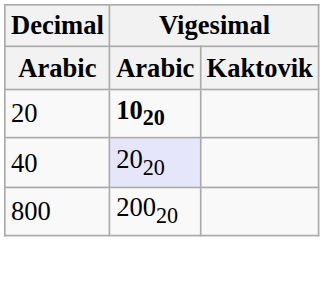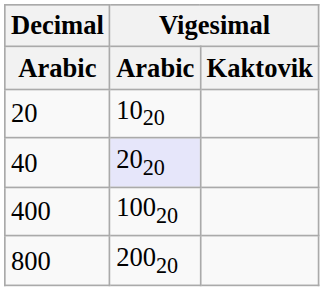(140, 113) bold -> (140, 113) normal
+ row: (31, 211)
